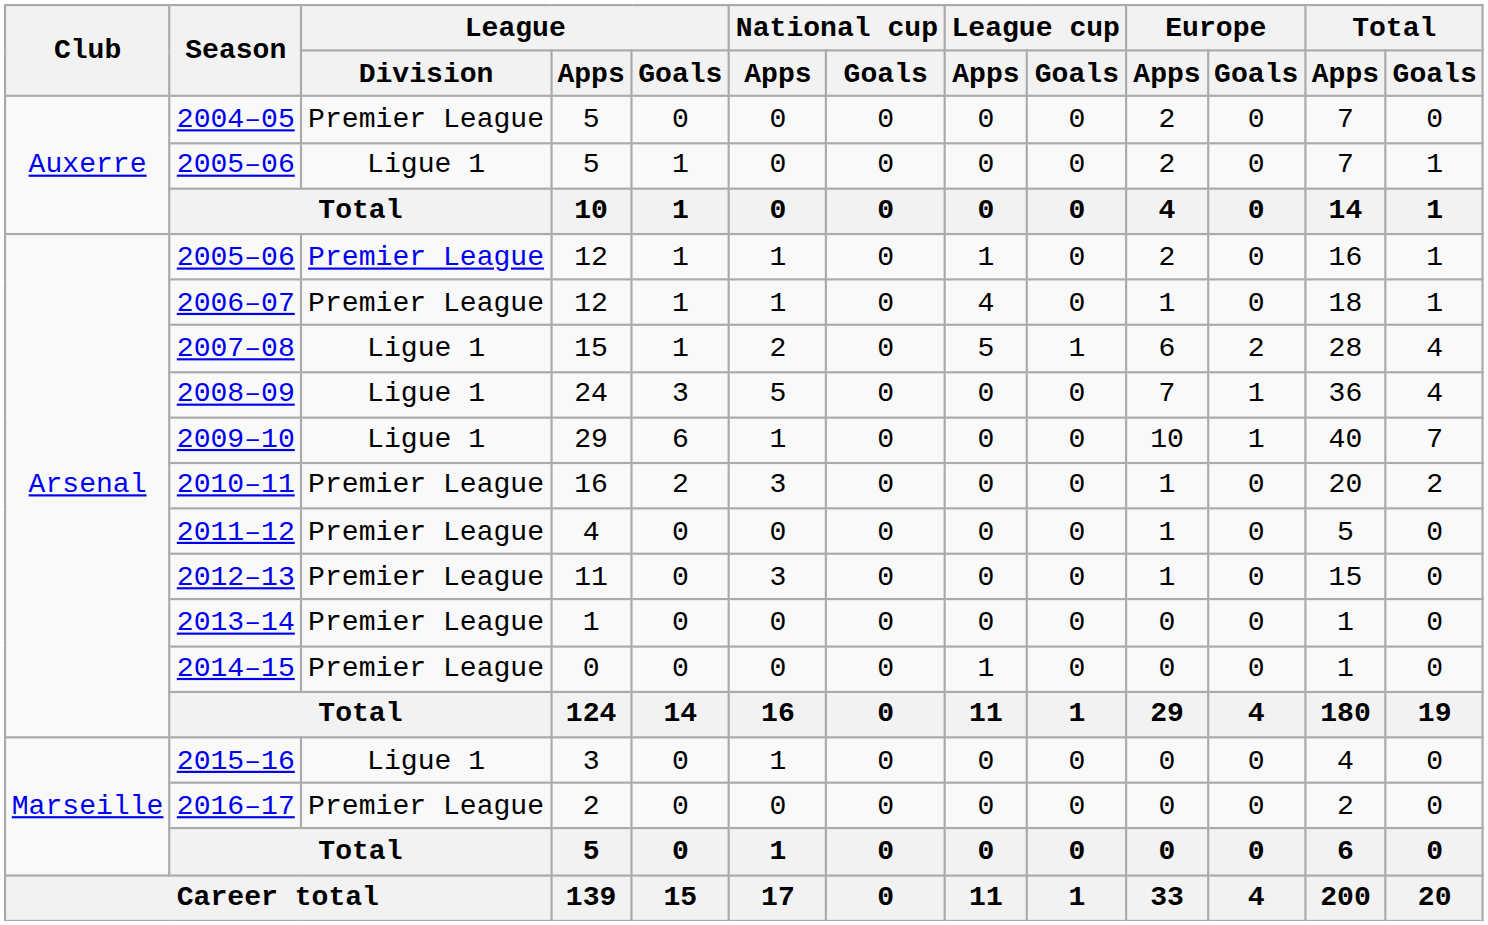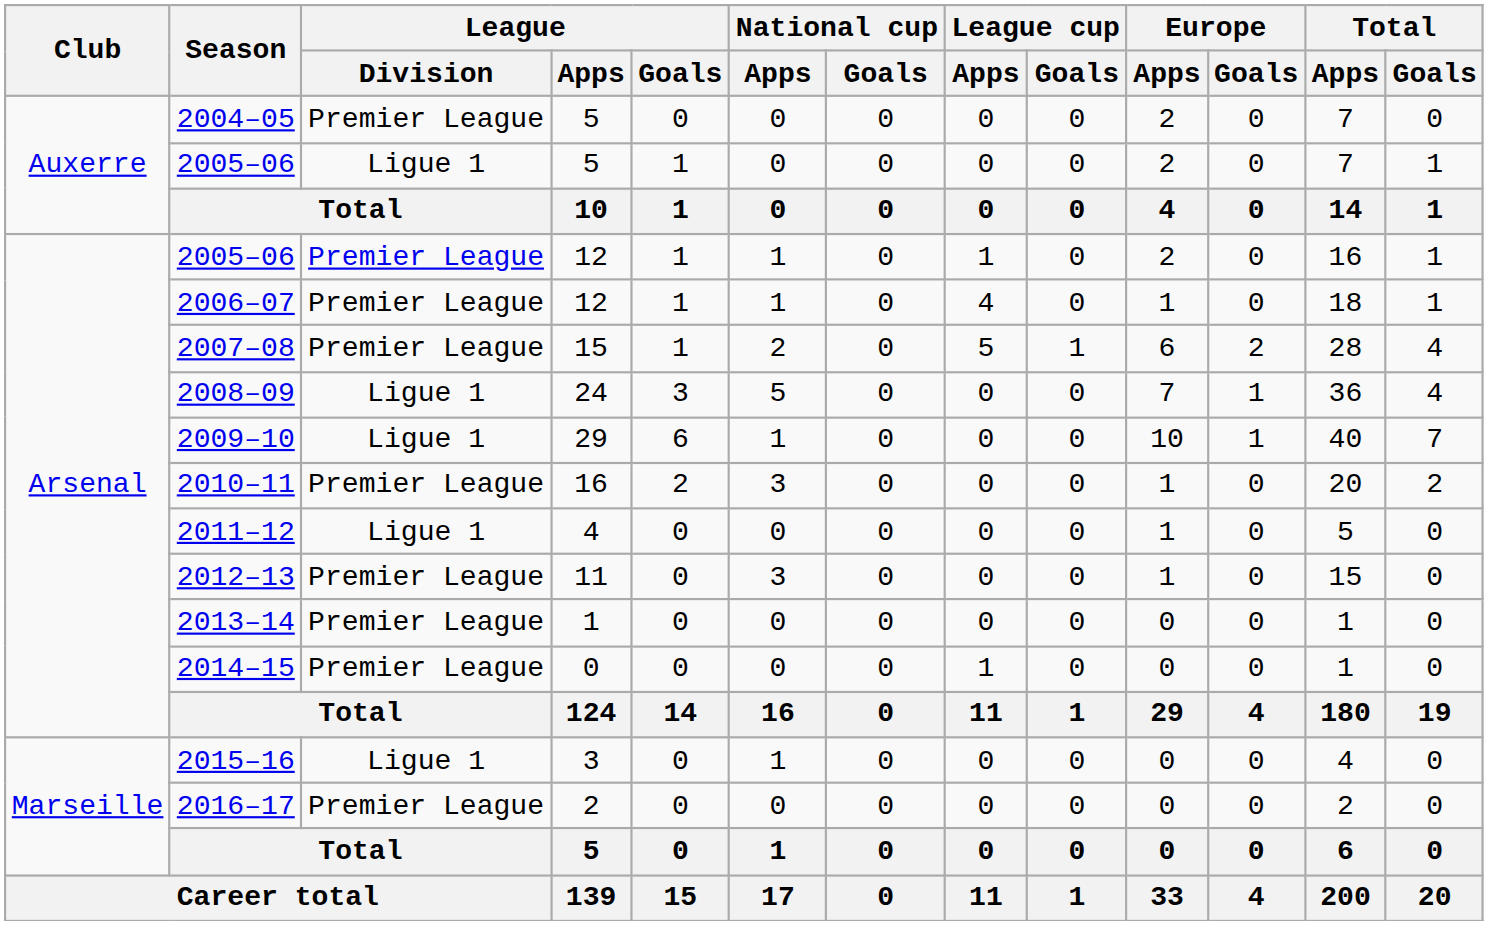(426, 348) Ligue 1 -> (426, 348) Premier League
(426, 531) Premier League -> (426, 531) Ligue 1
